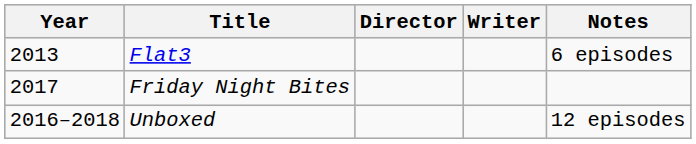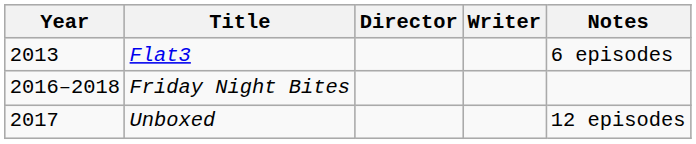(34, 88) 2017 -> (65, 88) 2016–2018
(65, 121) 2016–2018 -> (34, 121) 2017
